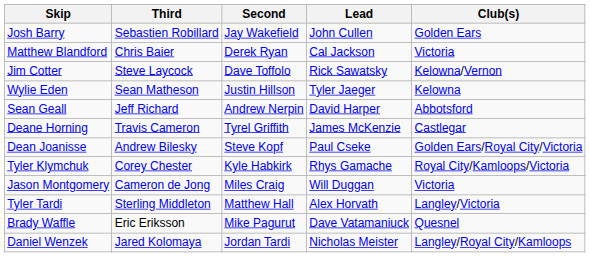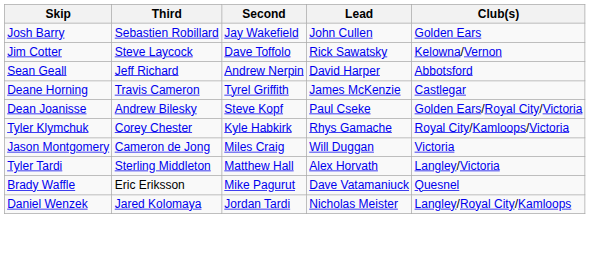- row: (57, 52)
- row: (37, 90)
